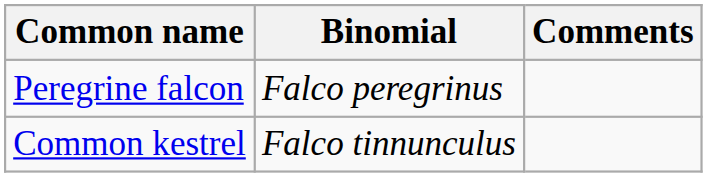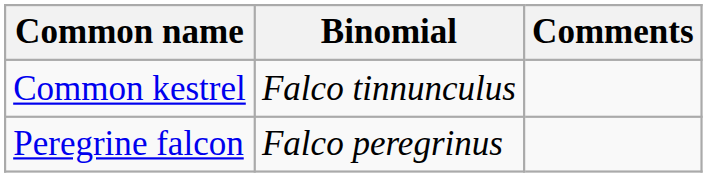rows swapped: (129, 143) <-> (128, 87)
